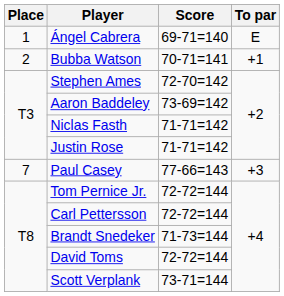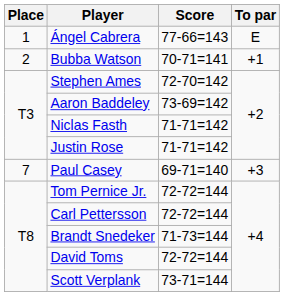(195, 37) 69-71=140 -> (195, 37) 77-66=143
(195, 170) 77-66=143 -> (195, 170) 69-71=140
